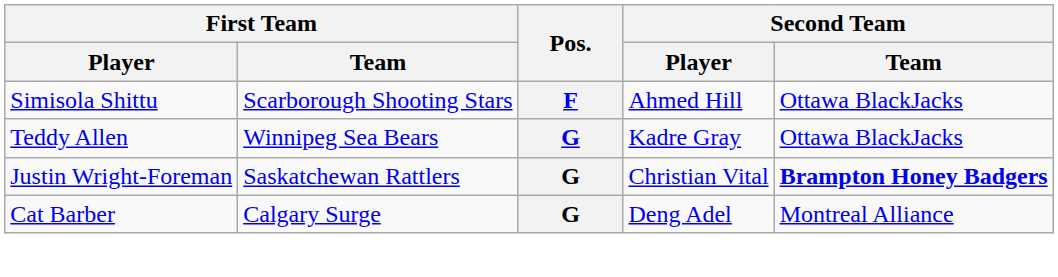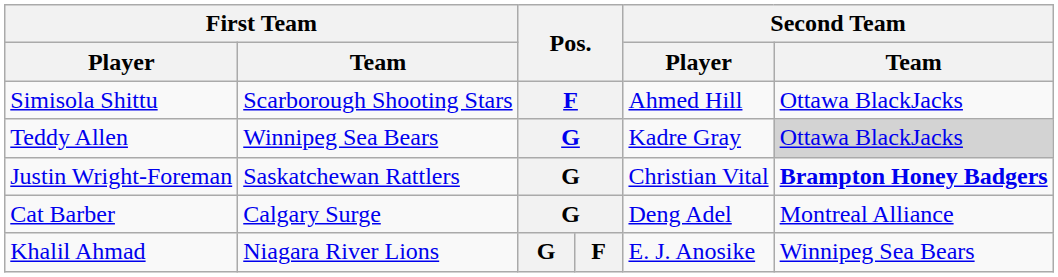(871, 137) no background -> (871, 137) lightgrey background
+ row: (78, 251)
